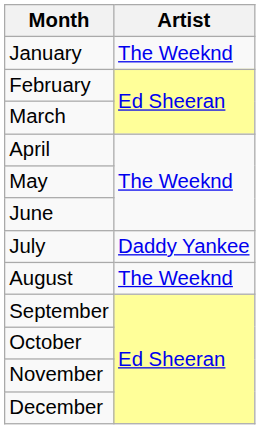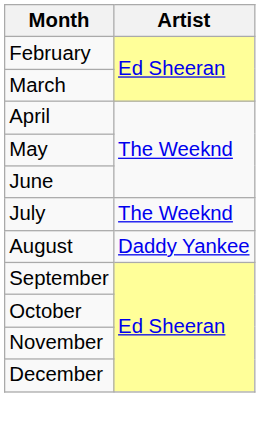- row: (45, 52)
(184, 246) Daddy Yankee -> (175, 213) The Weeknd
(175, 278) The Weeknd -> (184, 246) Daddy Yankee
